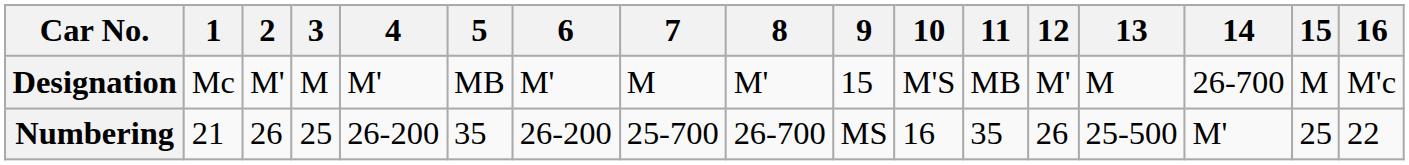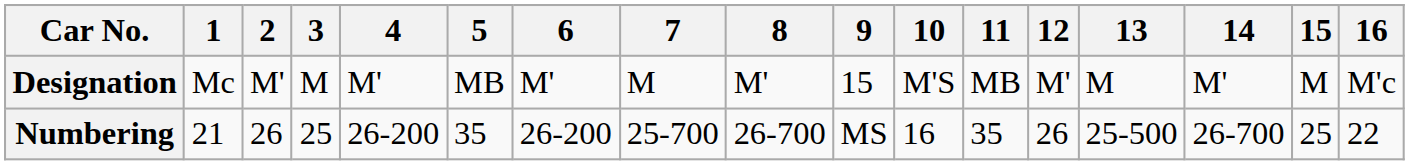(1239, 81) 26-700 -> (1210, 81) M'
(1210, 133) M' -> (1239, 133) 26-700
